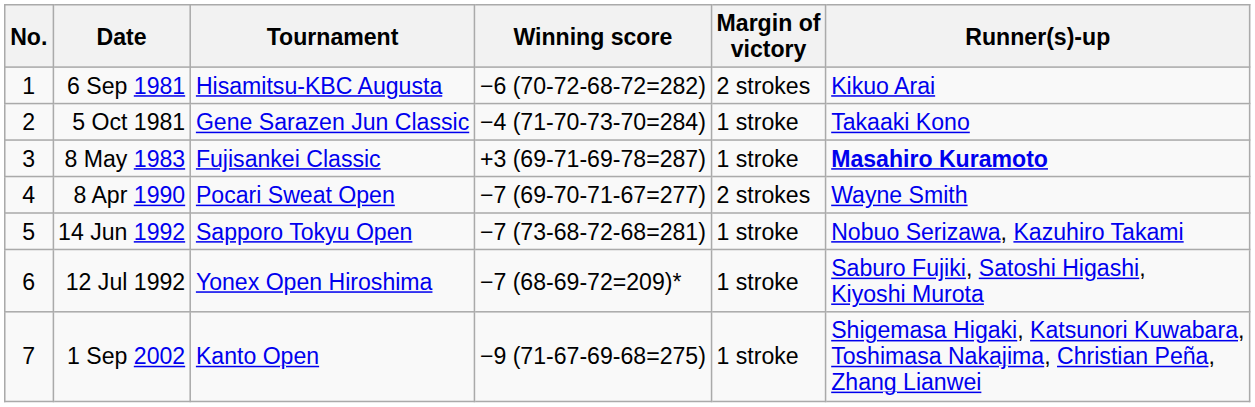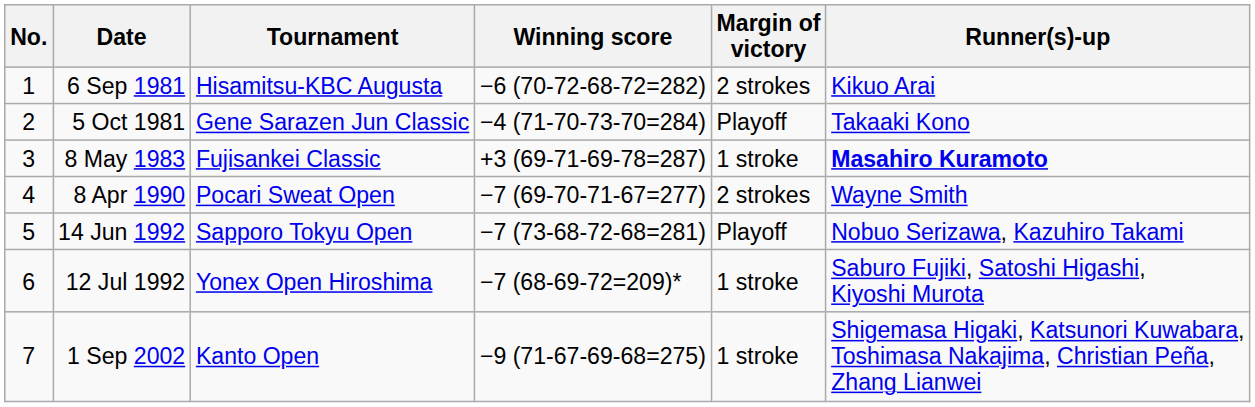(758, 122) 1 stroke -> (752, 122) Playoff
(758, 232) 1 stroke -> (752, 232) Playoff
